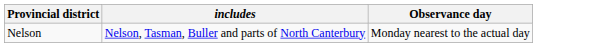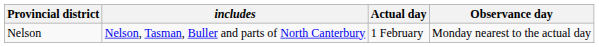+ column: (399, 14)
